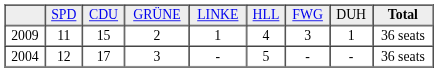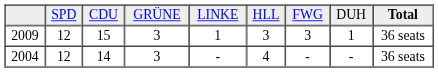(64, 35) 11 -> (64, 35) 12
(157, 35) 2 -> (157, 35) 3
(266, 35) 4 -> (266, 35) 3
(104, 56) 17 -> (104, 56) 14
(266, 56) 5 -> (266, 56) 4
